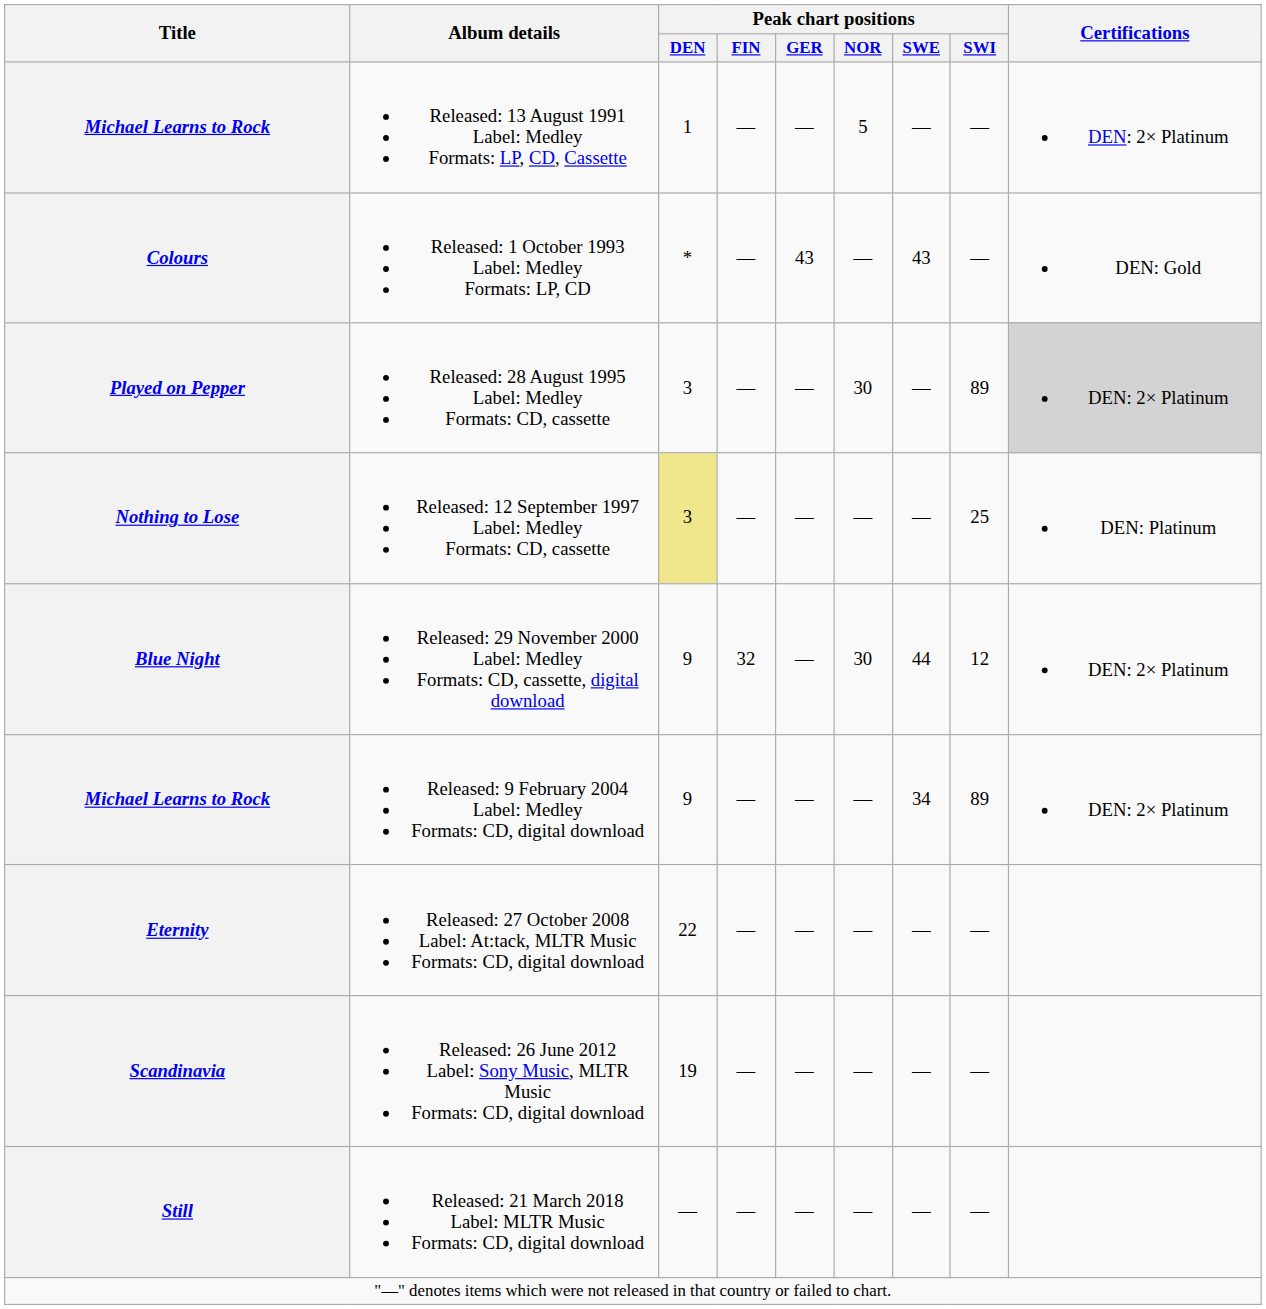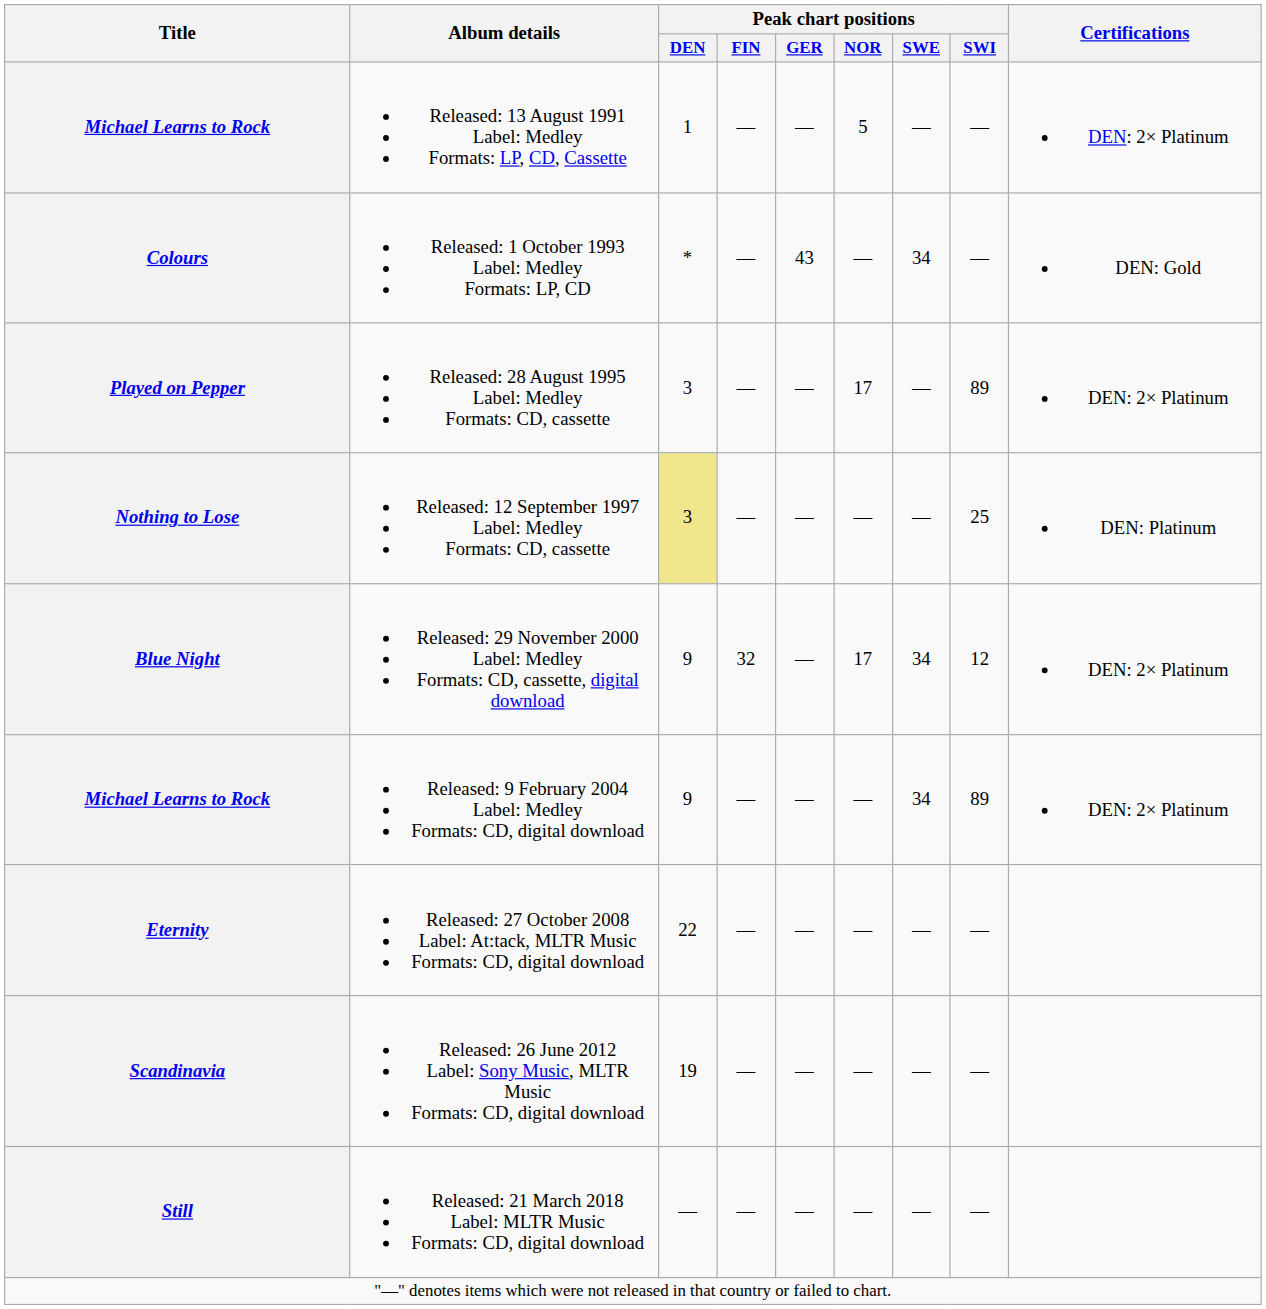(921, 257) 43 -> (921, 257) 34
(863, 387) 30 -> (863, 387) 17
(1135, 398) lightgrey background -> (1135, 398) no background
(863, 658) 30 -> (863, 658) 17
(921, 658) 44 -> (921, 658) 34
